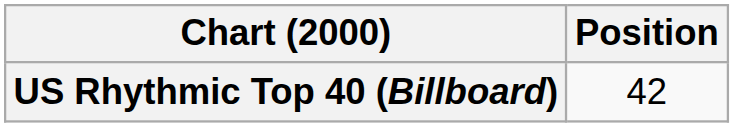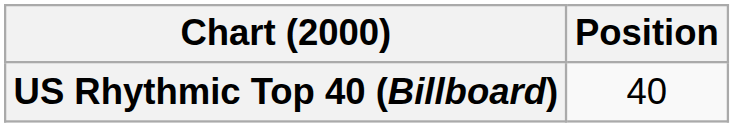(647, 91) 42 -> (647, 91) 40
